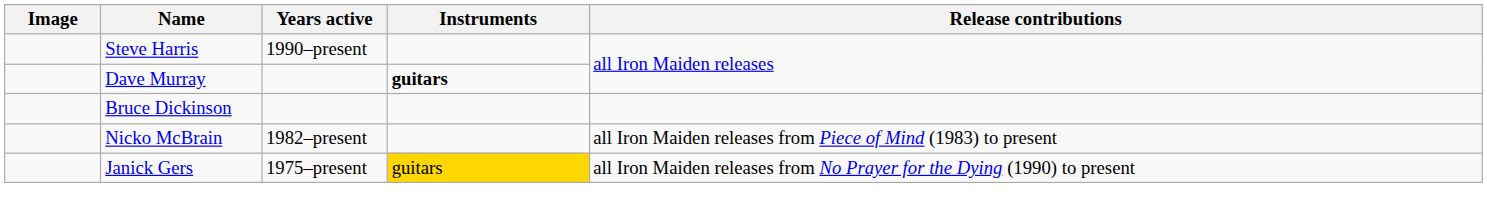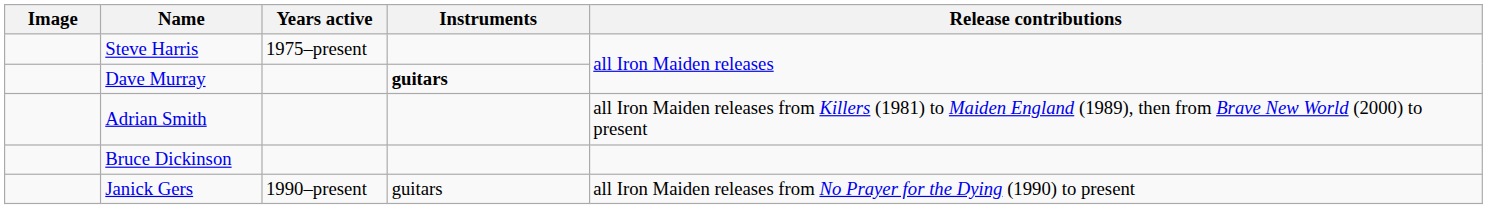(316, 49) 1990–present -> (316, 49) 1975–present
+ row: (156, 118)
- row: (164, 138)
(316, 167) 1975–present -> (316, 188) 1990–present
(417, 167) gold background -> (417, 188) no background
